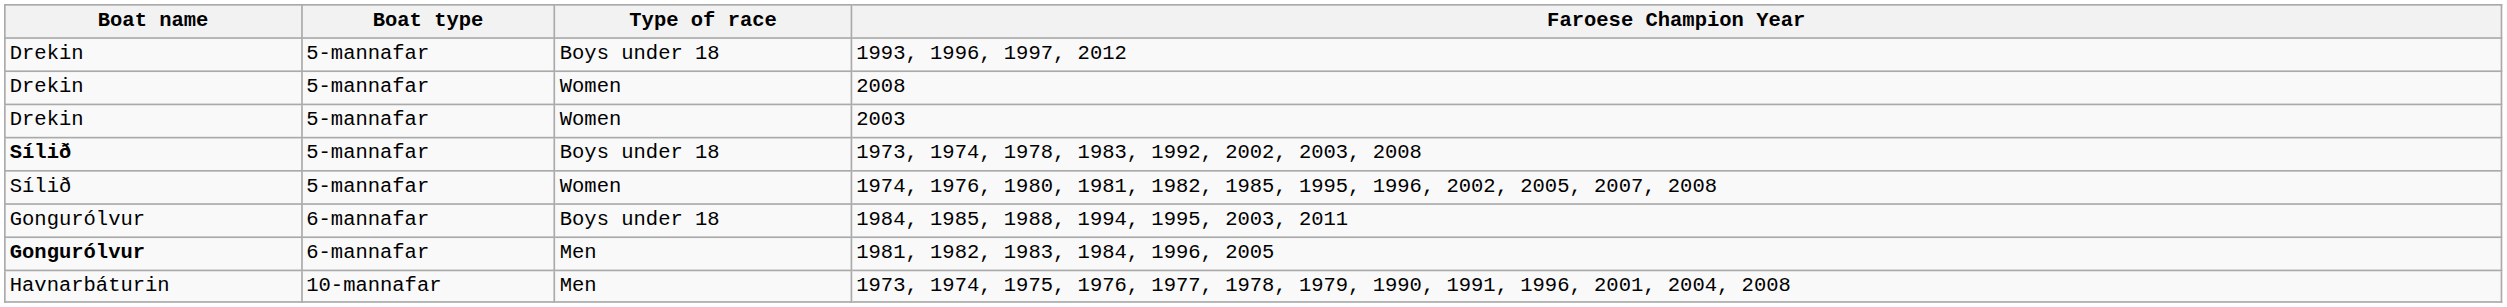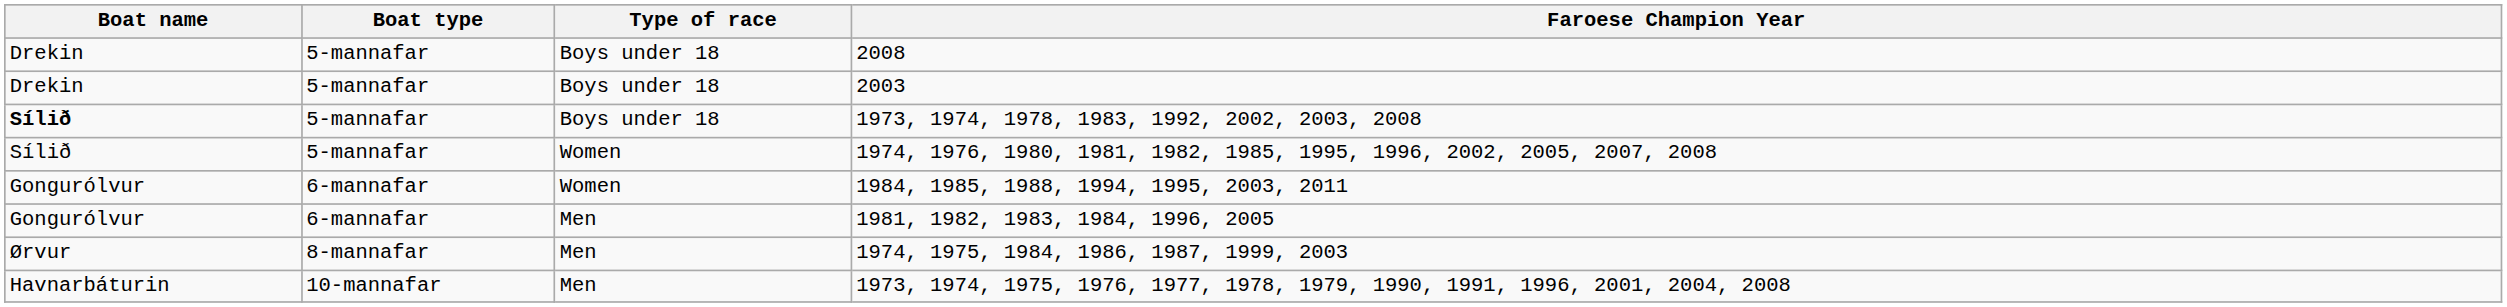- row: (992, 55)
(591, 88) Women -> (640, 55) Boys under 18
(591, 121) Women -> (640, 88) Boys under 18
(640, 220) Boys under 18 -> (591, 187) Women
(77, 253) bold -> (77, 220) normal
+ row: (1102, 253)
